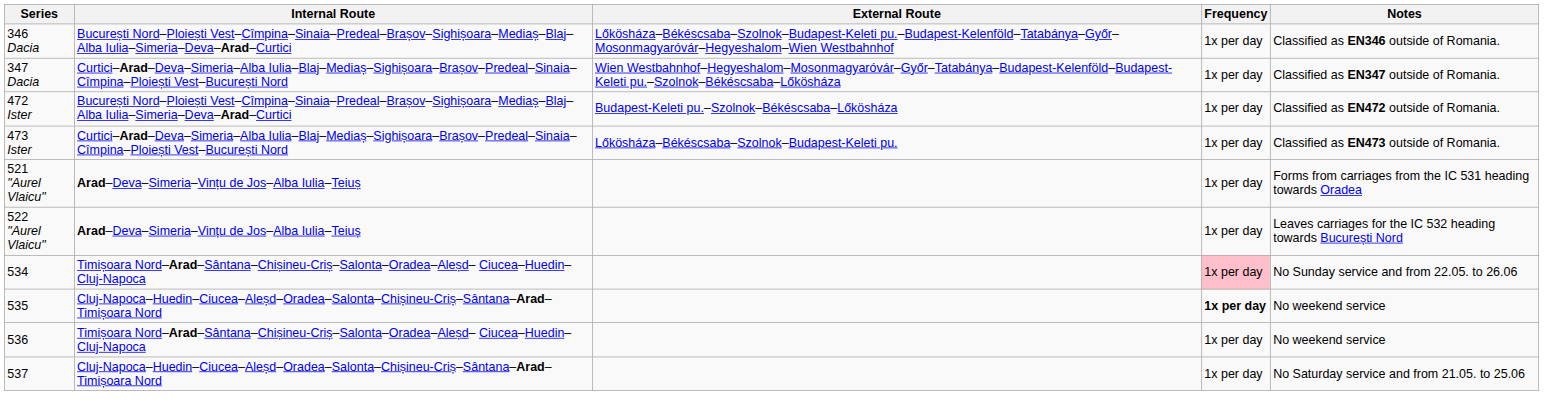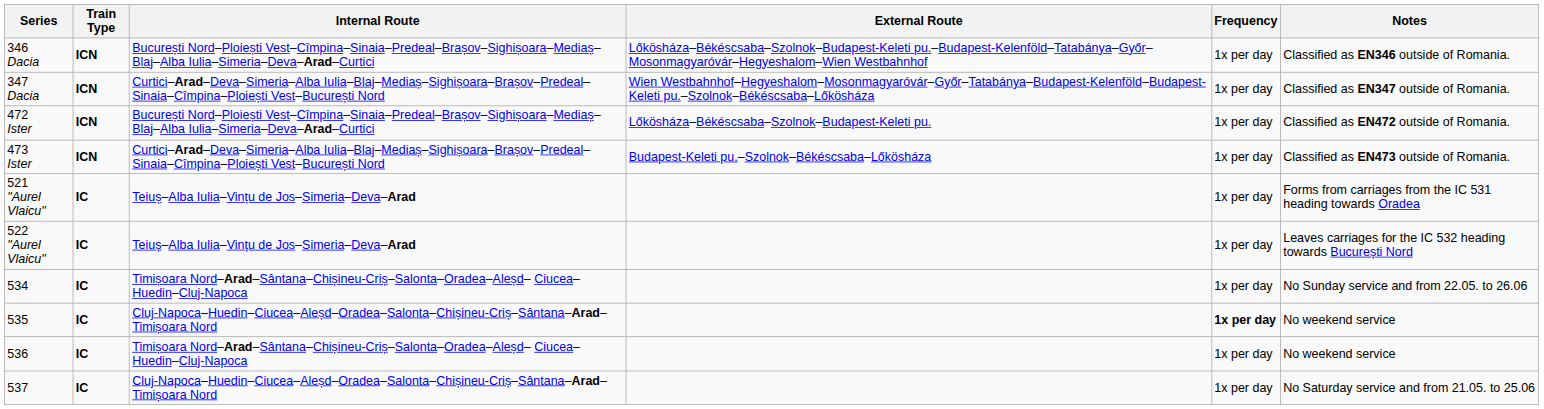+ column: (101, 21)
(746, 108) Budapest-Keleti pu.–Szolnok–Békéscsaba–Lőkösháza -> (780, 122) Lőkösháza–Békéscsaba–Szolnok–Budapest-Keleti pu.
(746, 142) Lőkösháza–Békéscsaba–Szolnok–Budapest-Keleti pu. -> (780, 156) Budapest-Keleti pu.–Szolnok–Békéscsaba–Lőkösháza
(219, 183) Arad–Deva–Simeria–Vințu de Jos–Alba Iulia–Teiuș -> (274, 197) Teiuș–Alba Iulia–Vințu de Jos–Simeria–Deva–Arad
(219, 231) Arad–Deva–Simeria–Vințu de Jos–Alba Iulia–Teiuș -> (274, 245) Teiuș–Alba Iulia–Vințu de Jos–Simeria–Deva–Arad
(1233, 272) pink background -> (1243, 286) no background
